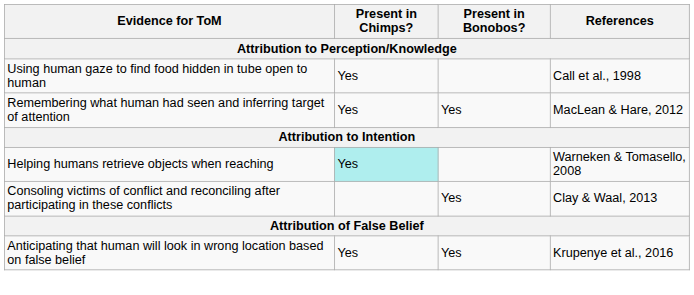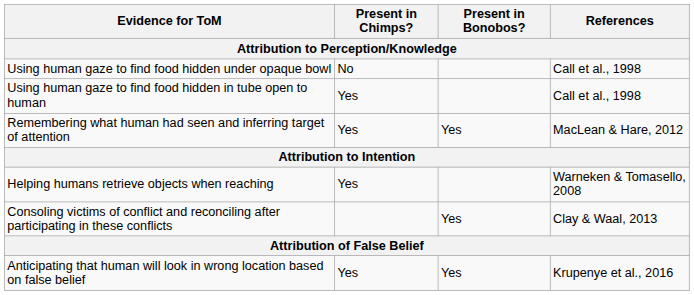+ row: (169, 68)
(348, 164) paleturquoise background -> (348, 184) no background
